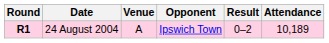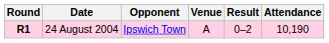columns swapped: (191, 12) <-> (139, 12)
(293, 29) 10,189 -> (293, 29) 10,190
